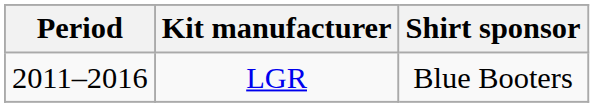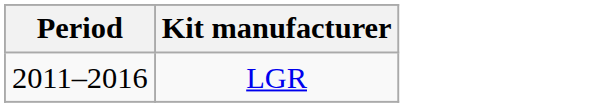- column: (493, 28)
